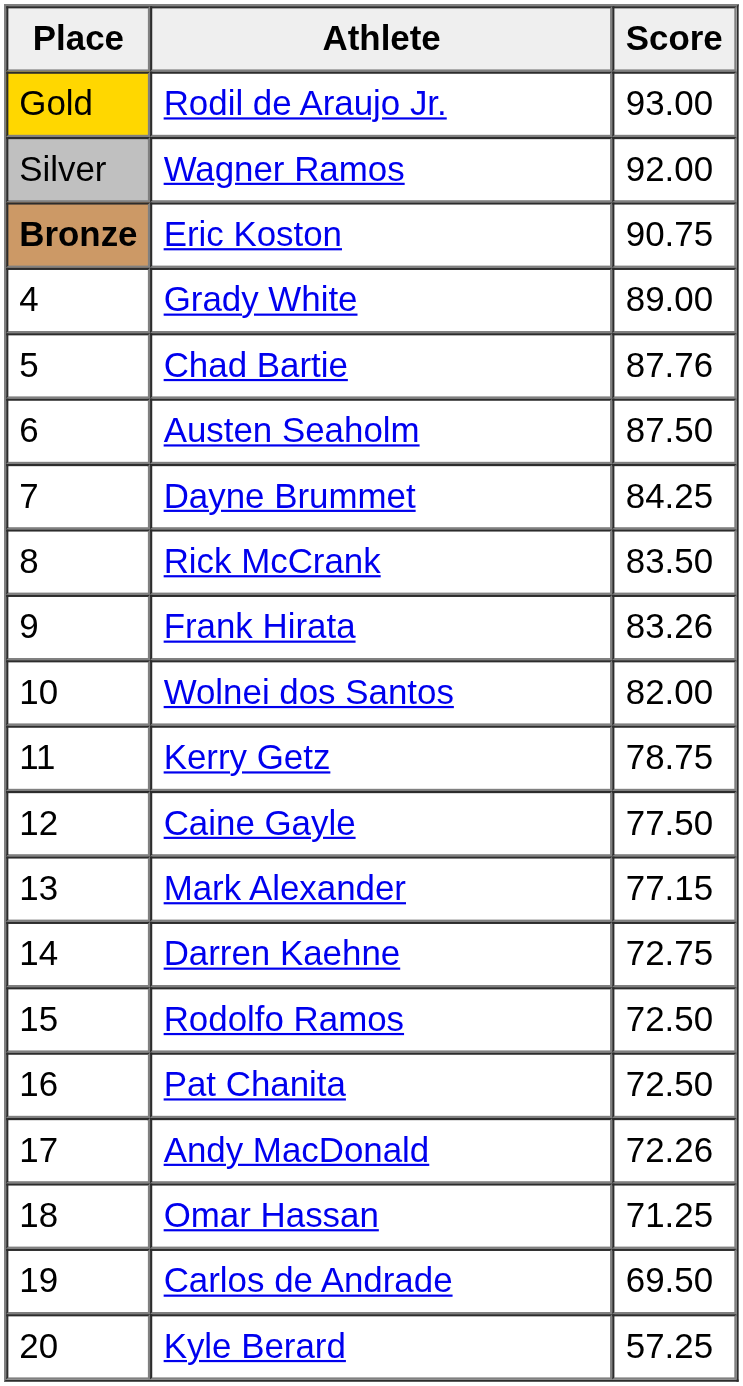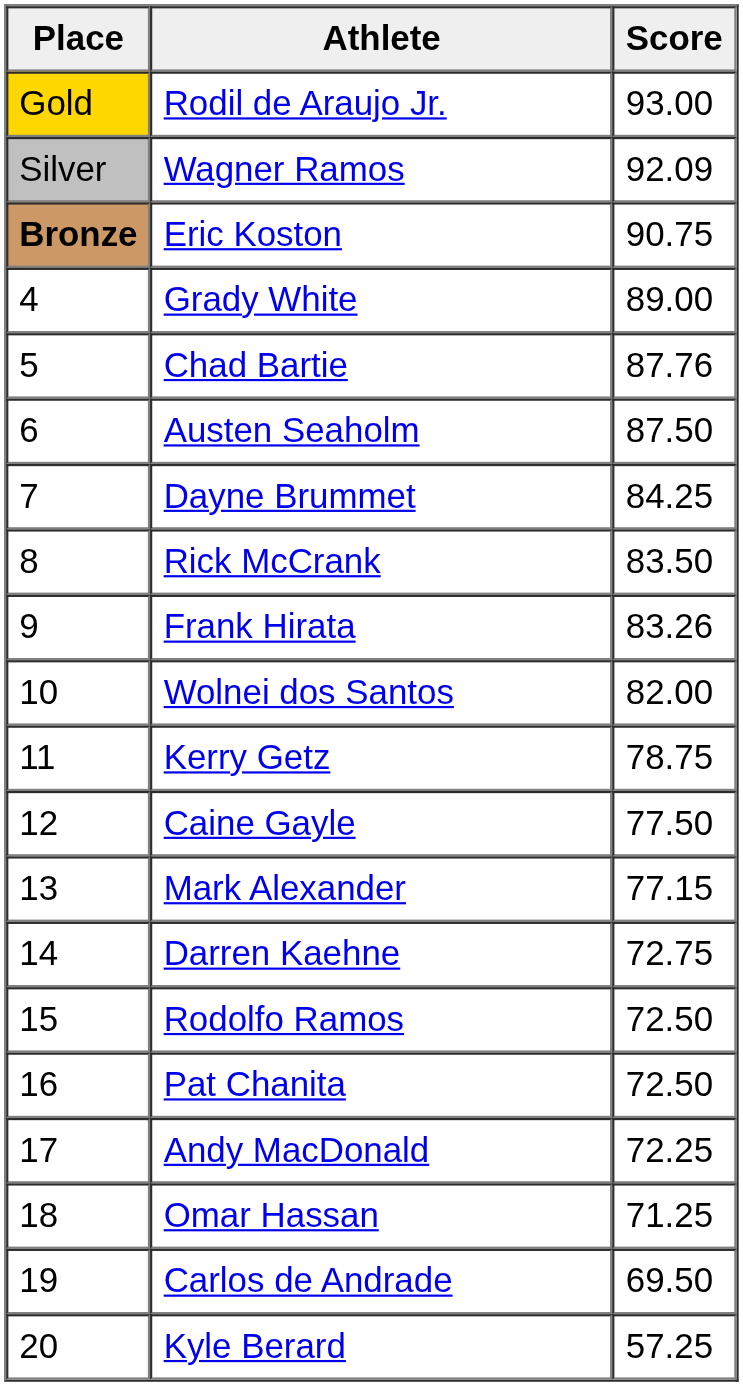(669, 169) 92.00 -> (669, 169) 92.09
(669, 1150) 72.26 -> (669, 1150) 72.25
